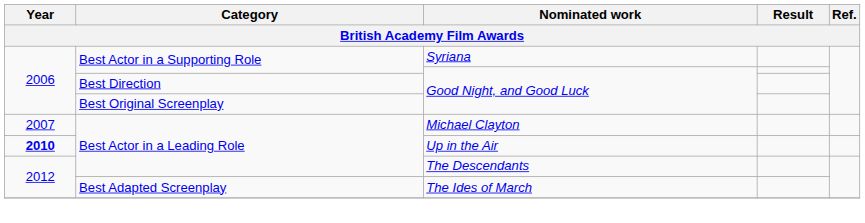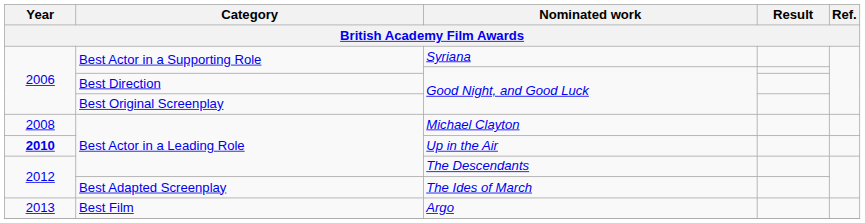(40, 124) 2007 -> (40, 124) 2008
+ row: (106, 208)
